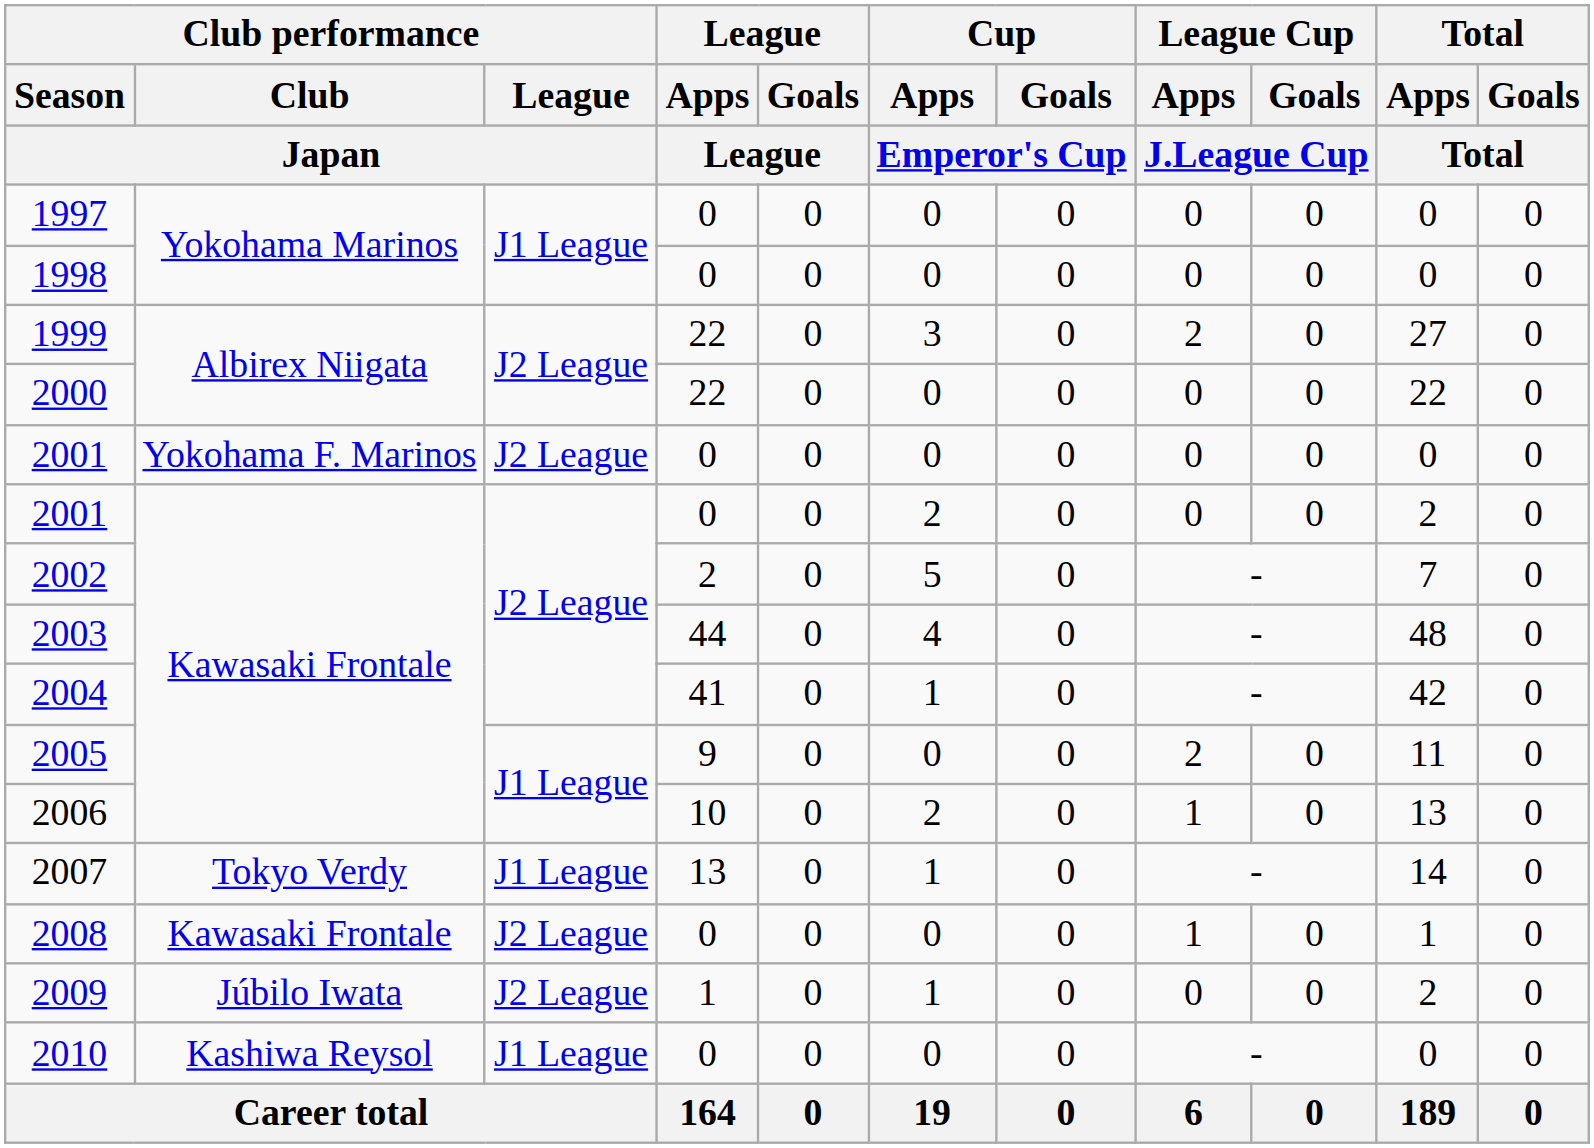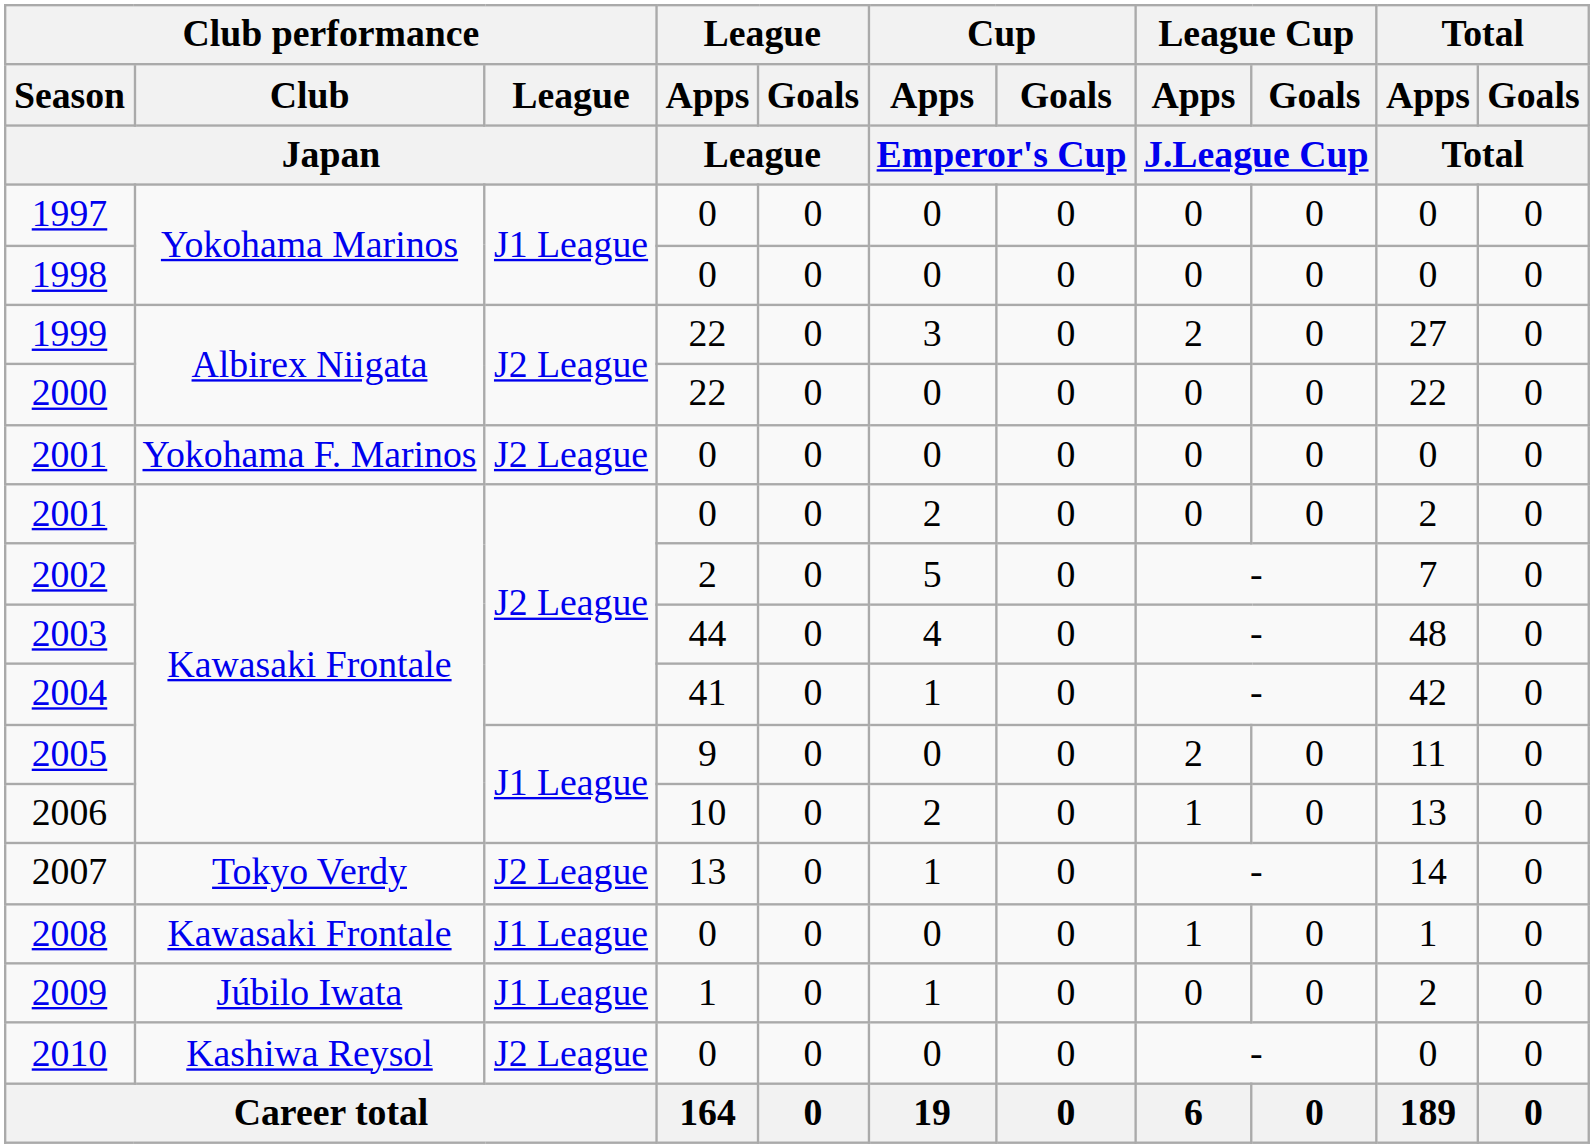(571, 872) J1 League -> (571, 872) J2 League
(571, 932) J2 League -> (571, 932) J1 League
(571, 992) J2 League -> (571, 992) J1 League
(571, 1052) J1 League -> (571, 1052) J2 League
